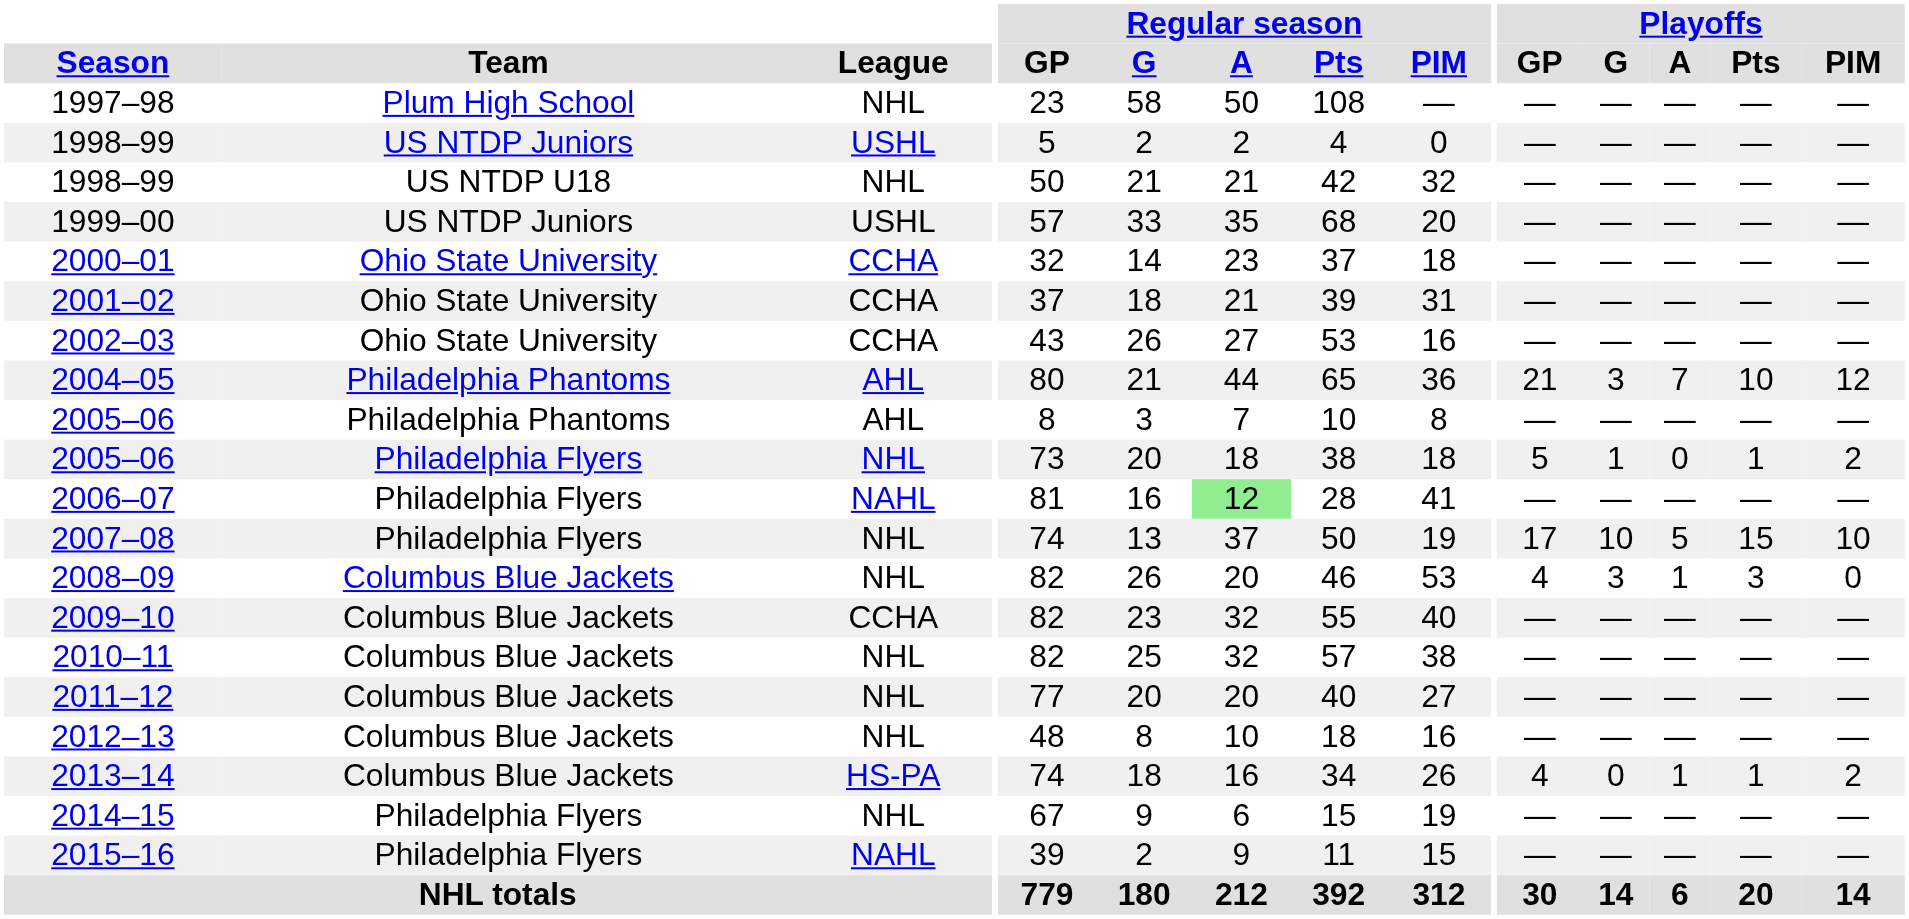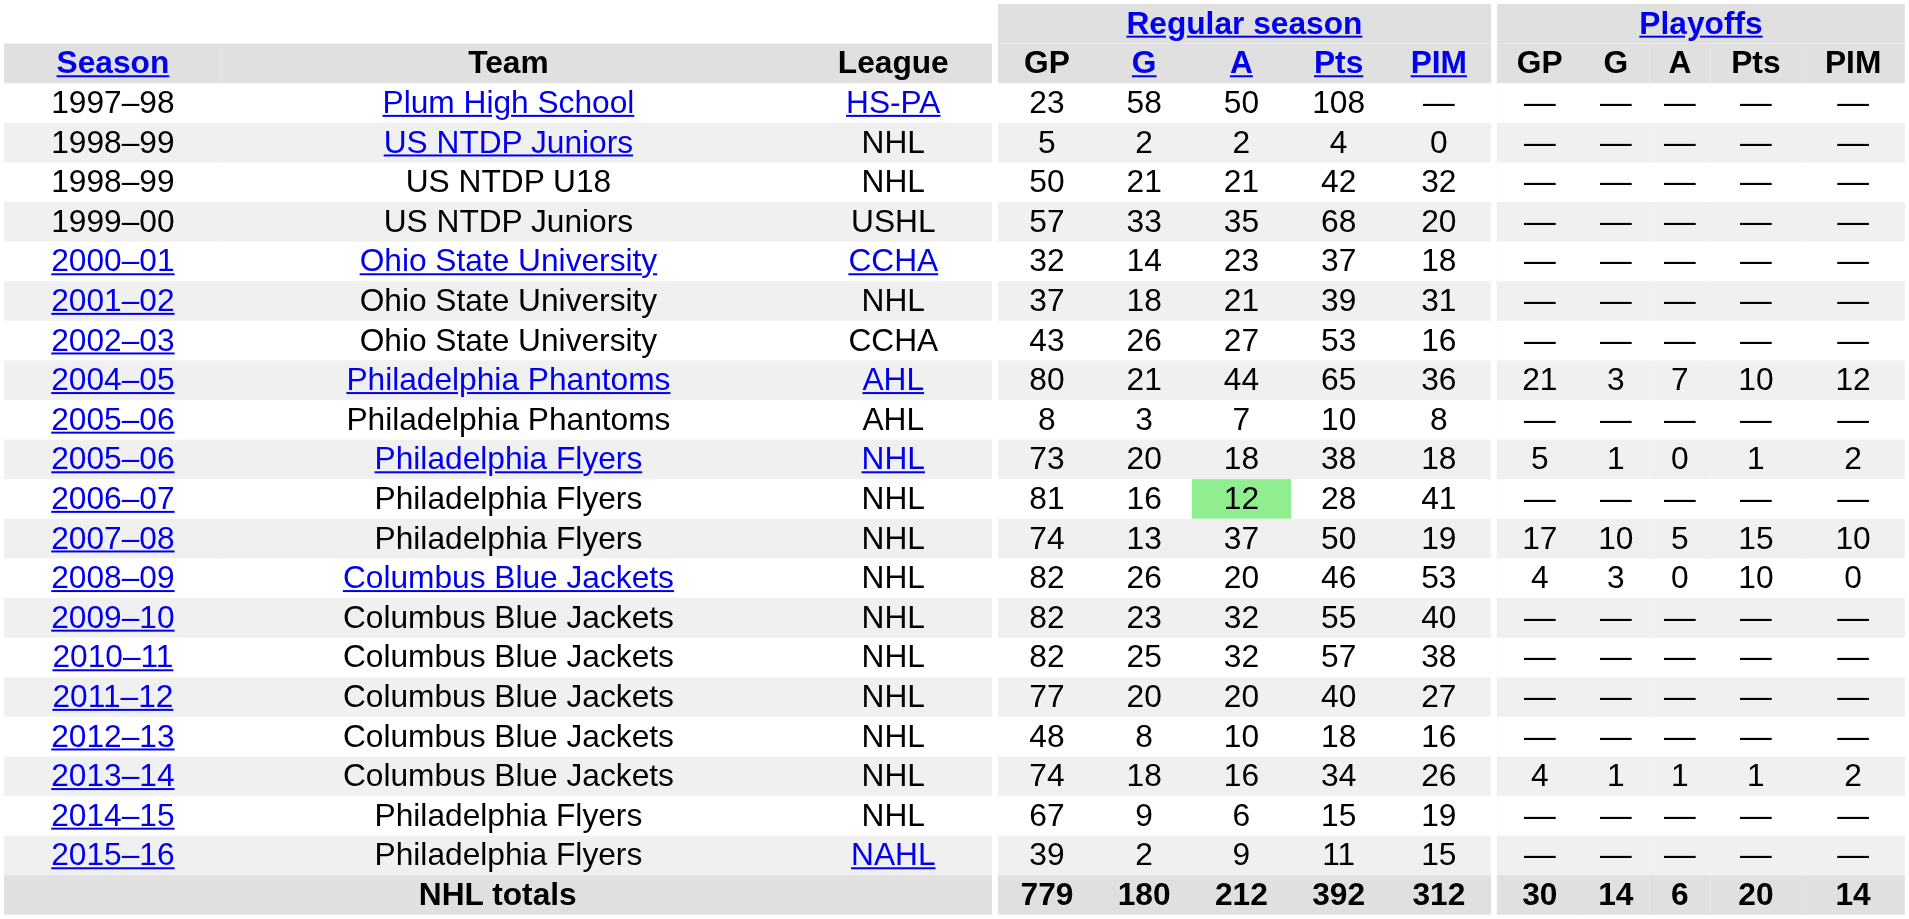(893, 102) NHL -> (893, 102) HS-PA
(893, 142) USHL -> (893, 142) NHL
(893, 300) CCHA -> (893, 300) NHL
(893, 498) NAHL -> (893, 498) NHL
(1680, 577) 1 -> (1680, 577) 0
(1756, 577) 3 -> (1756, 577) 10
(893, 617) CCHA -> (893, 617) NHL
(893, 775) HS-PA -> (893, 775) NHL
(1616, 775) 0 -> (1616, 775) 1
